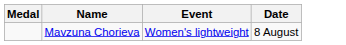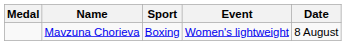+ column: (162, 14)
